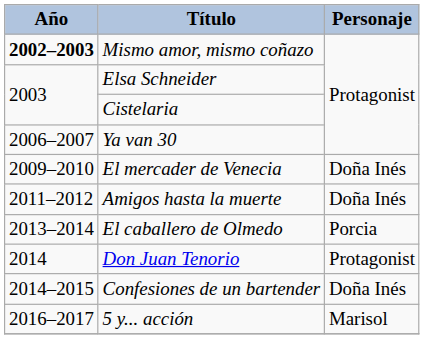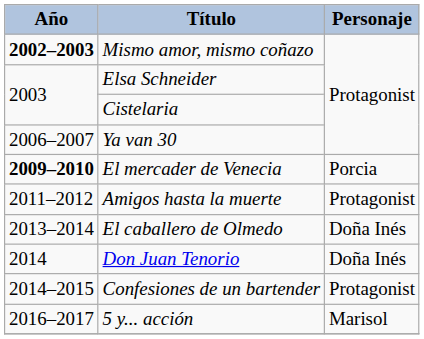(51, 169) normal -> (51, 169) bold
(367, 169) Doña Inés -> (353, 169) Porcia
(367, 199) Doña Inés -> (372, 199) Protagonist
(353, 229) Porcia -> (367, 229) Doña Inés
(372, 259) Protagonist -> (367, 259) Doña Inés
(367, 288) Doña Inés -> (372, 288) Protagonist
